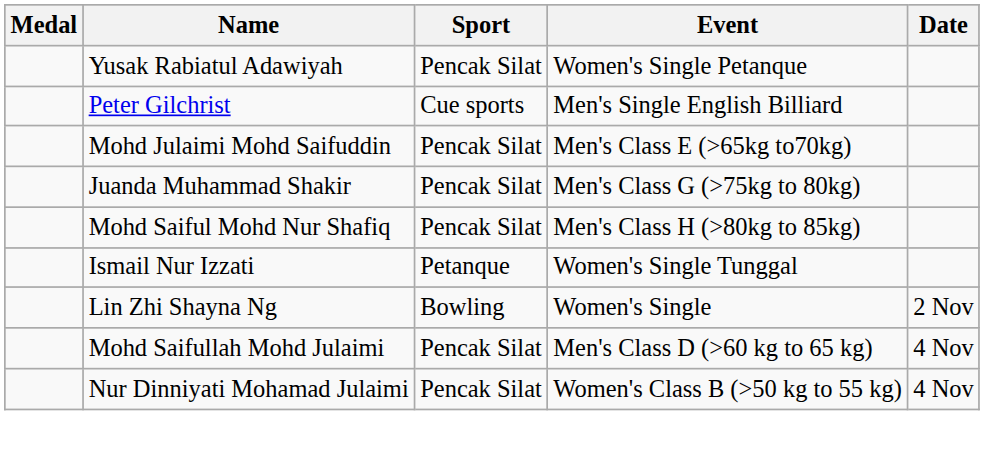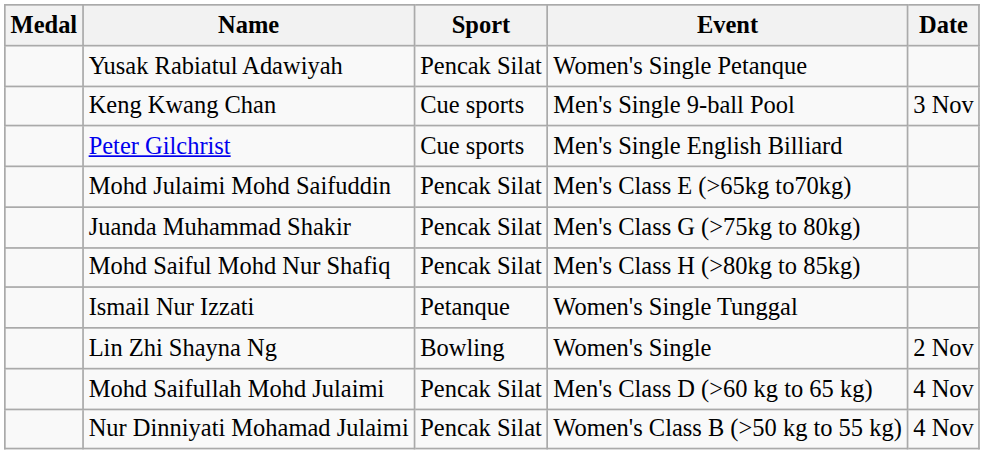+ row: (182, 105)
